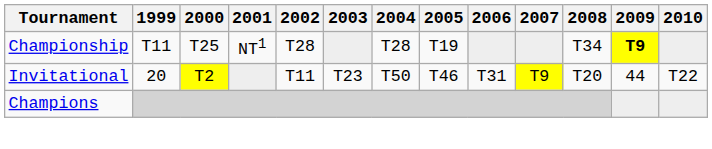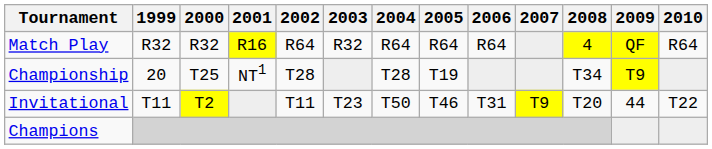+ row: (59, 45)
(156, 47) T11 -> (156, 75) 20
(635, 47) bold -> (635, 75) normal
(156, 77) 20 -> (156, 104) T11
